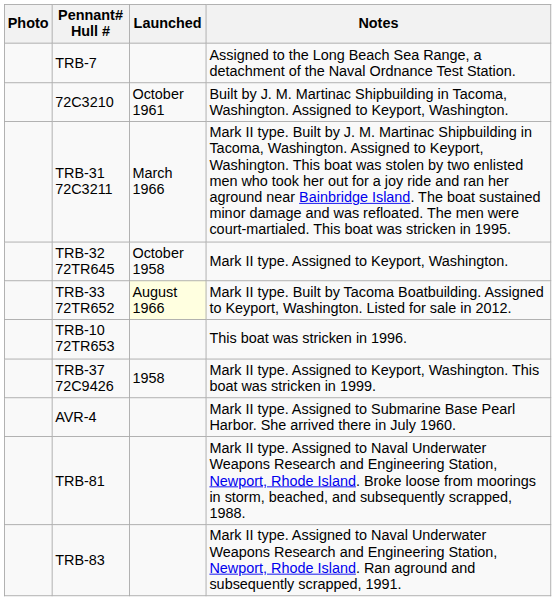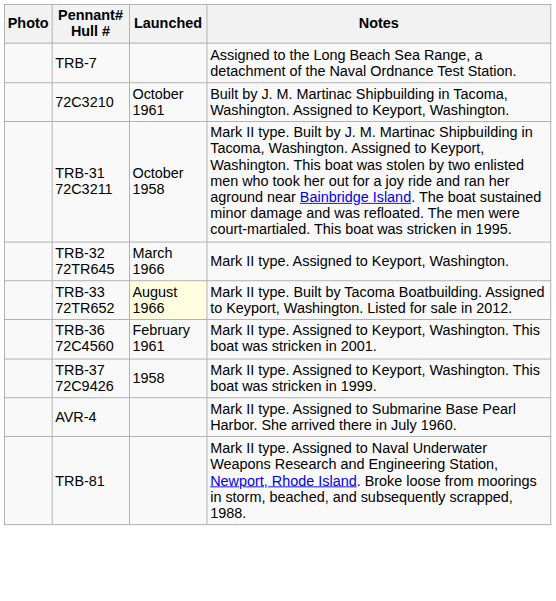(152, 181) March 1966 -> (158, 181) October 1958
(158, 261) October 1958 -> (152, 261) March 1966
- row: (85, 339)
+ row: (84, 339)
- row: (80, 560)
